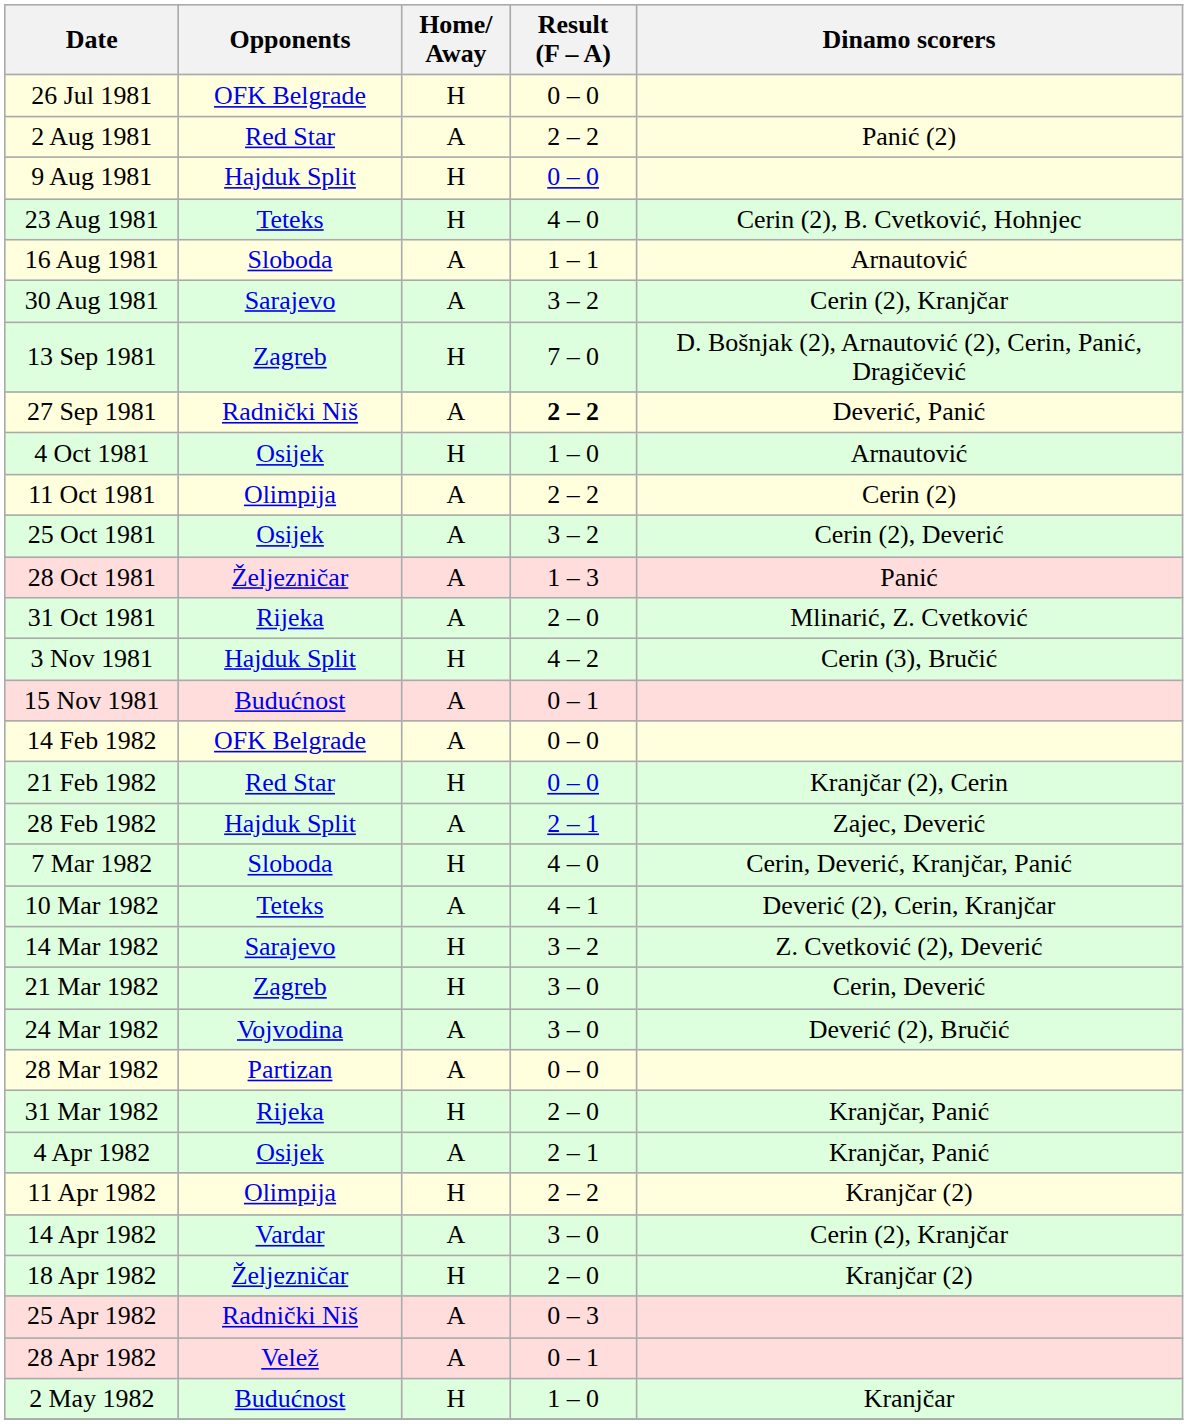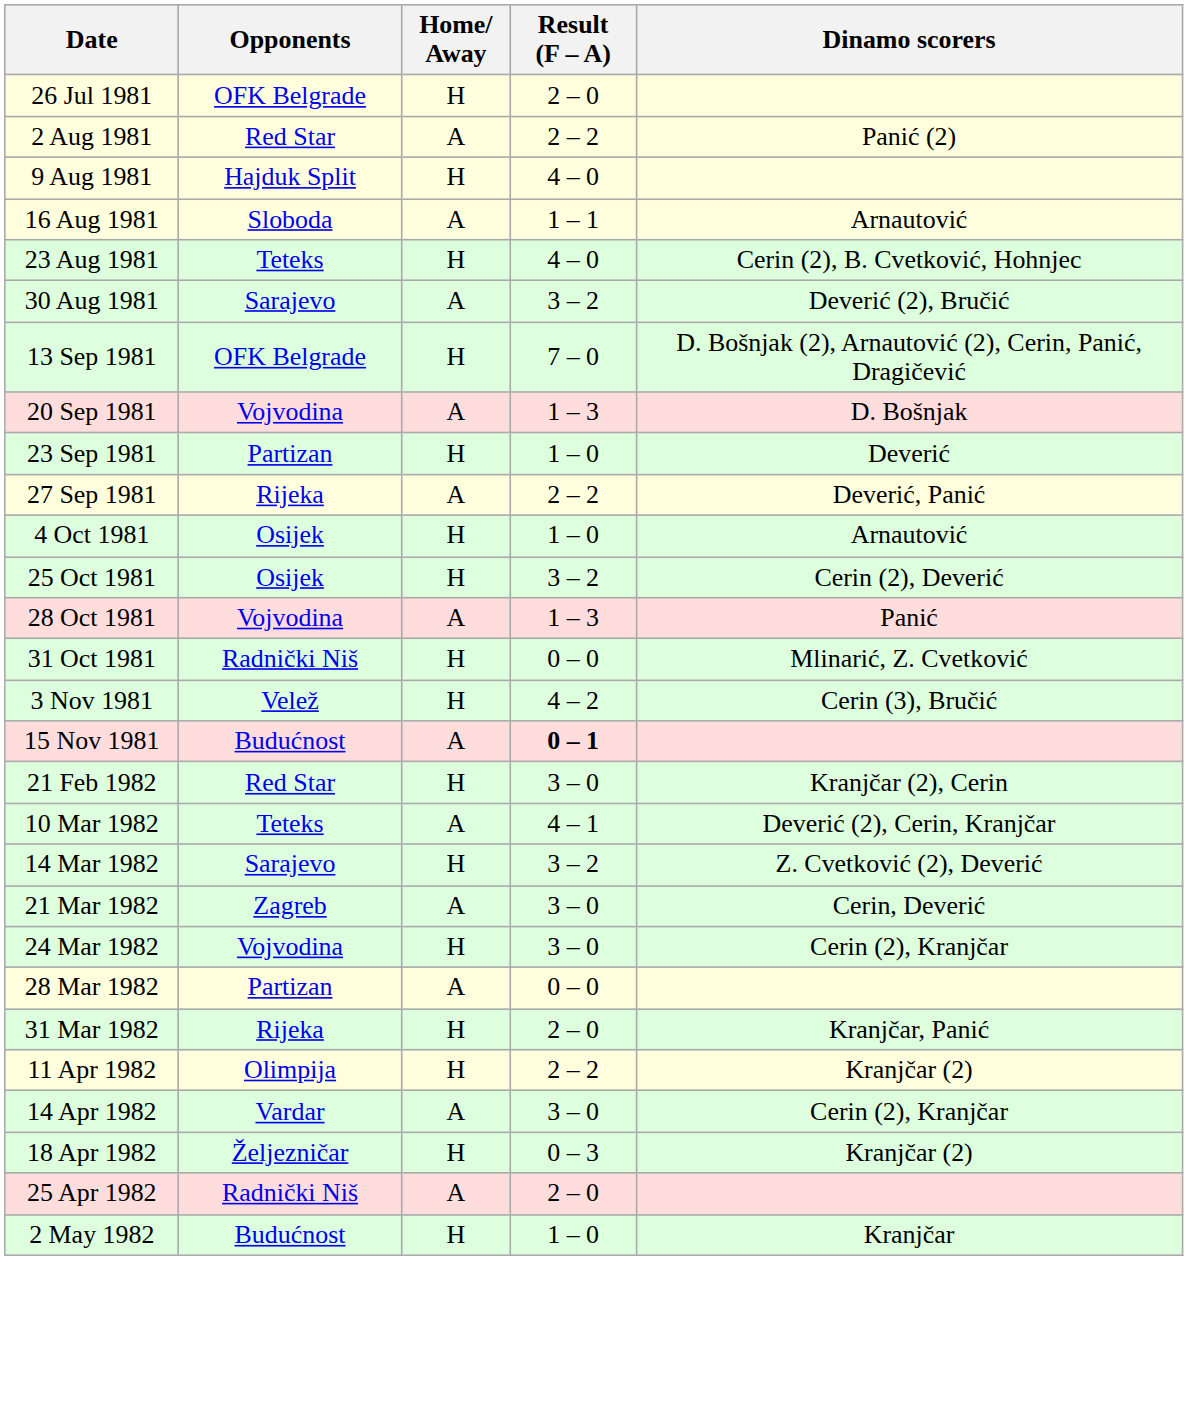(573, 95) 0 – 0 -> (573, 95) 2 – 0
(573, 177) 0 – 0 -> (573, 177) 4 – 0
rows swapped: (92, 259) <-> (92, 218)
(909, 300) Cerin (2), Kranjčar -> (909, 300) Deverić (2), Bručić
(290, 356) Zagreb -> (290, 356) OFK Belgrade
+ row: (92, 412)
+ row: (92, 453)
(290, 412) Radnički Niš -> (290, 494) Rijeka
(573, 412) bold -> (573, 494) normal
- row: (92, 494)
(456, 535) A -> (456, 576) H
(290, 576) Željezničar -> (290, 617) Vojvodina
(290, 617) Rijeka -> (290, 658) Radnički Niš
(456, 617) A -> (456, 658) H
(573, 617) 2 – 0 -> (573, 658) 0 – 0
(290, 658) Hajduk Split -> (290, 699) Velež
(573, 699) normal -> (573, 741) bold
- row: (92, 741)
(573, 782) 0 – 0 -> (573, 782) 3 – 0
- row: (92, 823)
- row: (92, 864)
(456, 987) H -> (456, 905) A
(456, 1028) A -> (456, 946) H
(909, 1028) Deverić (2), Bručić -> (909, 946) Cerin (2), Kranjčar
- row: (92, 1152)
(573, 1275) 2 – 0 -> (573, 1152) 0 – 3
(573, 1316) 0 – 3 -> (573, 1193) 2 – 0
- row: (92, 1357)
